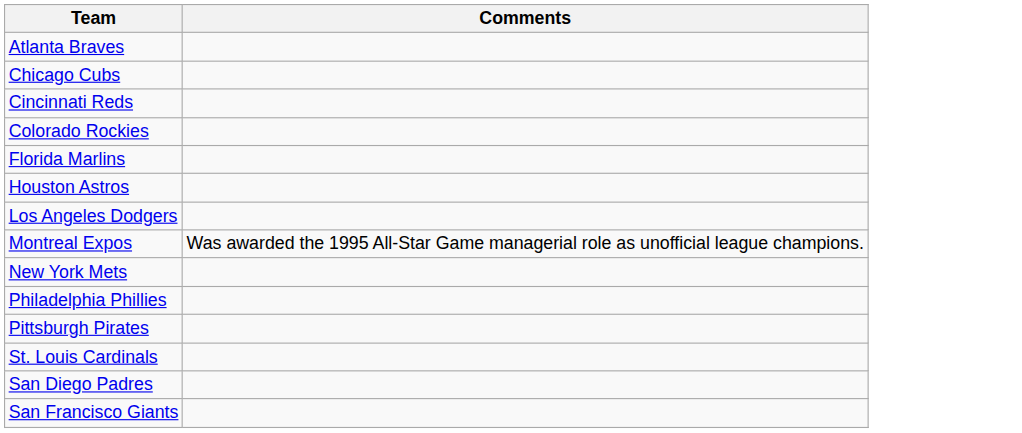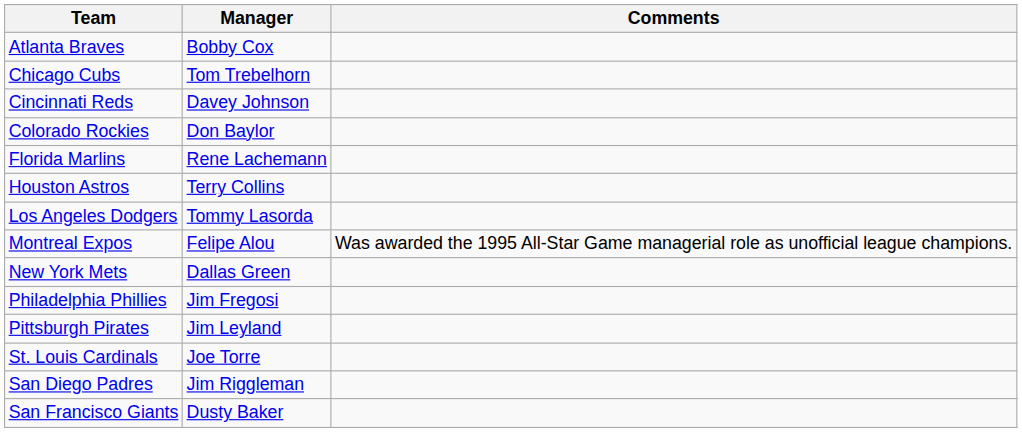+ column: (257, 18)
